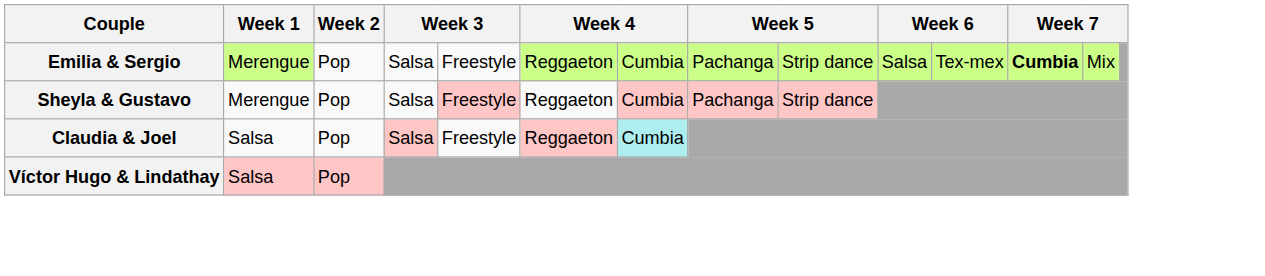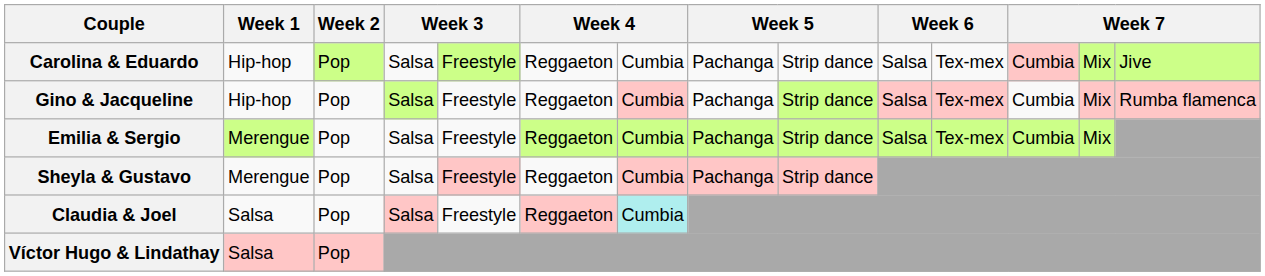+ row: (114, 62)
+ row: (114, 100)
(1045, 62) bold -> (1043, 138) normal
